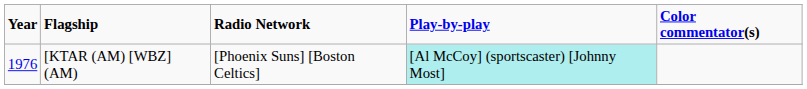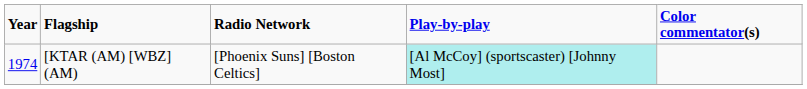(23, 64) 1976 -> (23, 64) 1974
